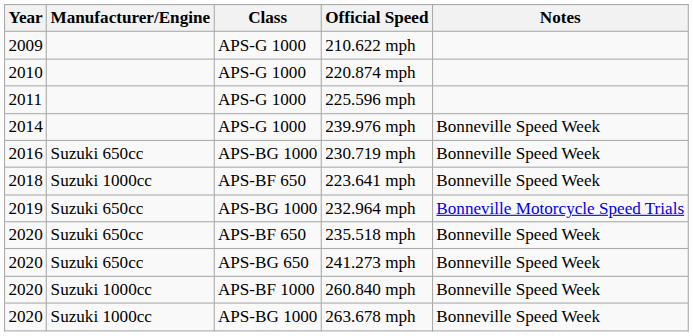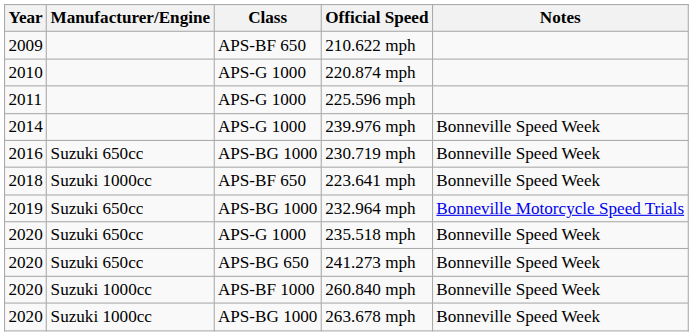(262, 45) APS-G 1000 -> (262, 45) APS-BF 650
(262, 235) APS-BF 650 -> (262, 235) APS-G 1000
